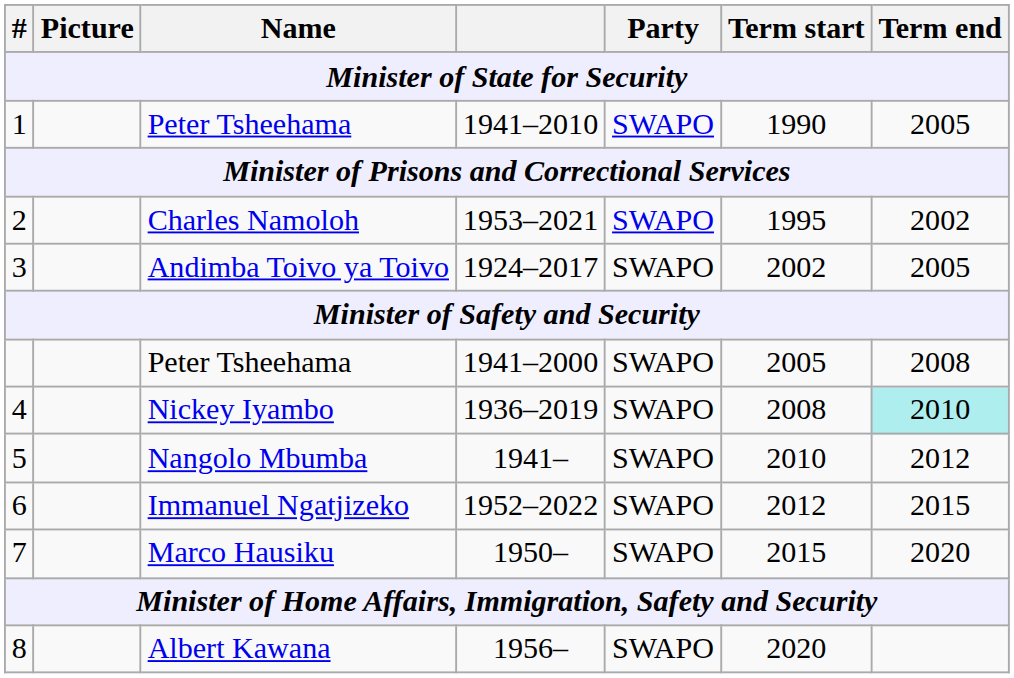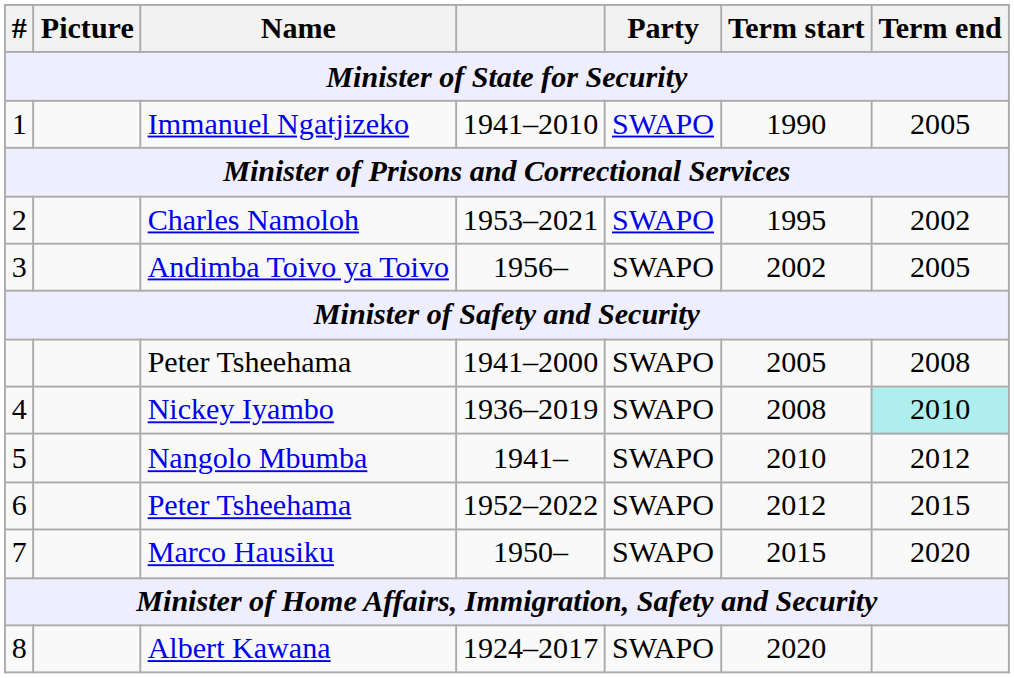(249, 123) Peter Tsheehama -> (278, 123) Immanuel Ngatjizeko
(531, 266) 1924–2017 -> (531, 266) 1956–
(278, 505) Immanuel Ngatjizeko -> (249, 505) Peter Tsheehama
(531, 648) 1956– -> (531, 648) 1924–2017
